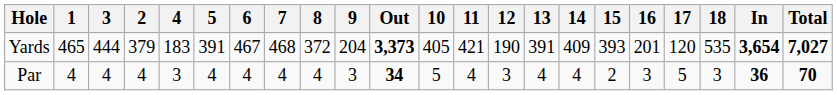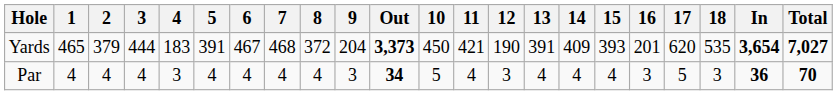columns swapped: (142, 18) <-> (107, 18)
(436, 47) 405 -> (436, 47) 450
(682, 47) 120 -> (682, 47) 620
(612, 75) 2 -> (612, 75) 4
